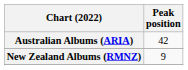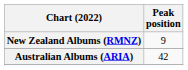rows swapped: (74, 40) <-> (74, 56)
